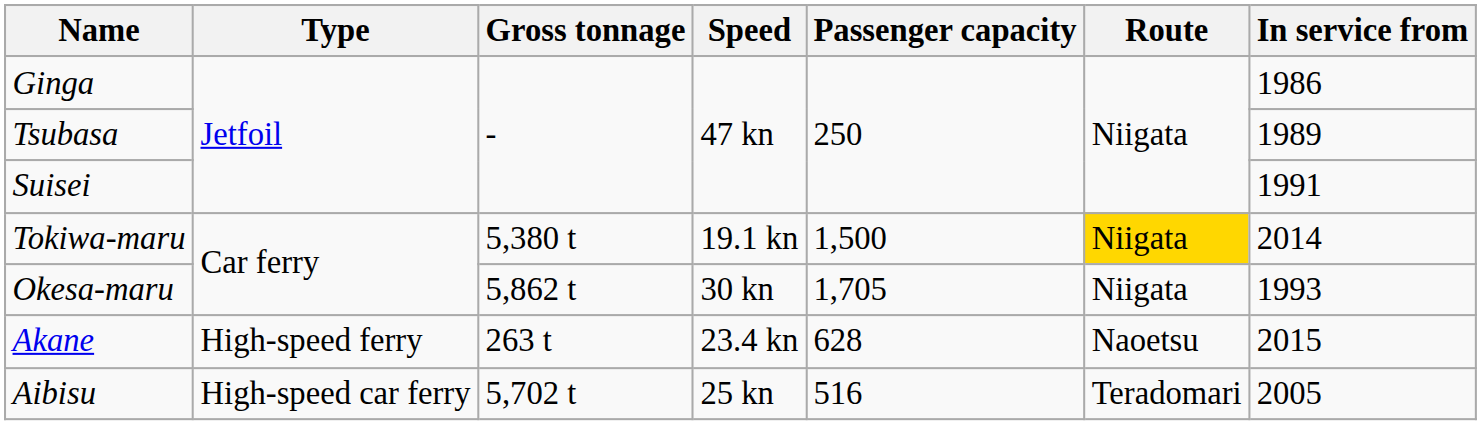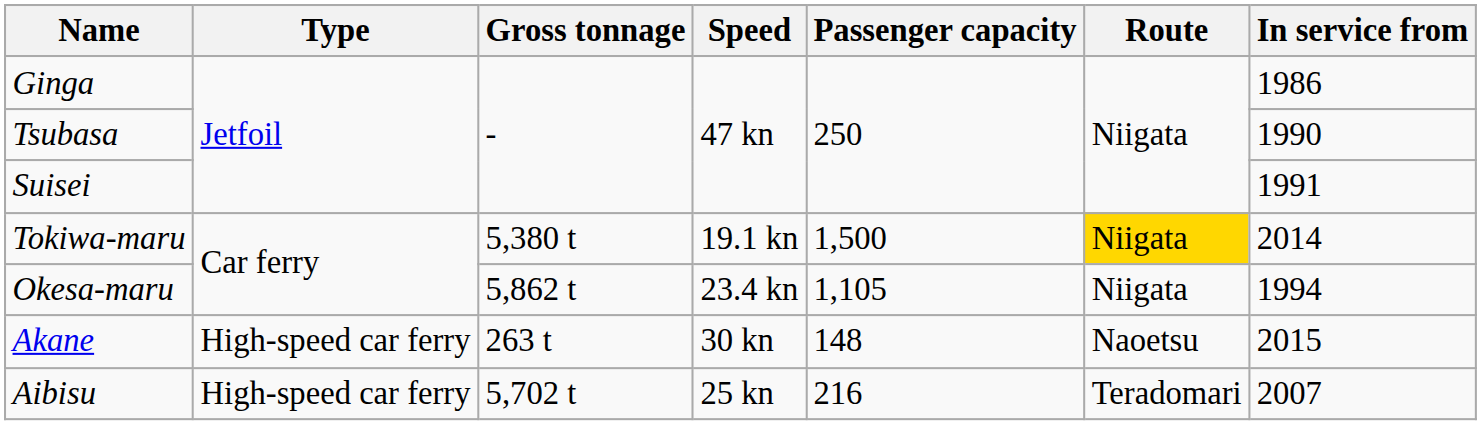(1289, 133) 1989 -> (1289, 133) 1990
(737, 289) 30 kn -> (749, 289) 23.4 kn
(850, 289) 1,705 -> (850, 289) 1,105
(1289, 289) 1993 -> (1289, 289) 1994
(312, 340) High-speed ferry -> (336, 340) High-speed car ferry
(749, 340) 23.4 kn -> (737, 340) 30 kn
(838, 340) 628 -> (838, 340) 148
(838, 392) 516 -> (838, 392) 216
(1289, 392) 2005 -> (1289, 392) 2007
